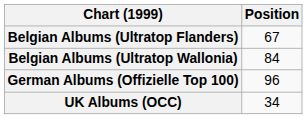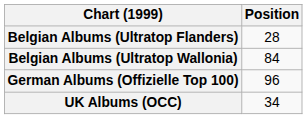(272, 37) 67 -> (272, 37) 28
